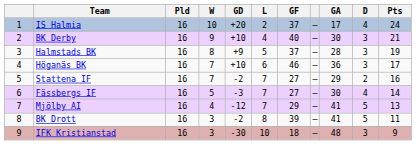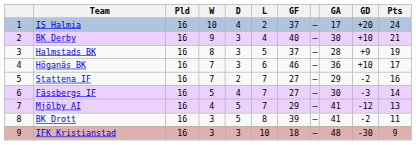columns swapped: (365, 11) <-> (238, 11)
